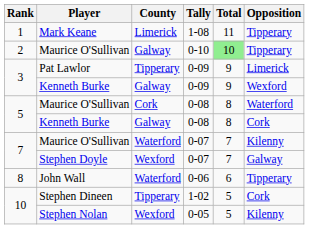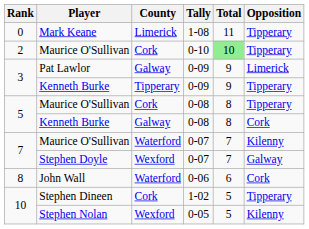(20, 31) 1 -> (20, 31) 0
(153, 50) Galway -> (146, 50) Cork
(157, 68) Tipperary -> (153, 68) Galway
(153, 86) Galway -> (157, 86) Tipperary
(267, 86) Wexford -> (269, 86) Tipperary
(270, 104) Waterford -> (269, 104) Tipperary
(269, 178) Tipperary -> (258, 178) Cork
(157, 196) Tipperary -> (146, 196) Cork
(258, 196) Cork -> (269, 196) Tipperary
